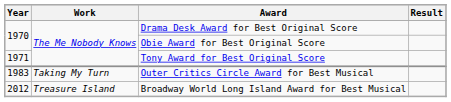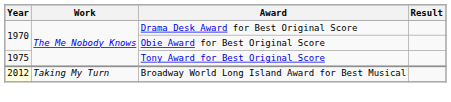(18, 58) 1971 -> (18, 58) 1975
- row: (257, 73)
(18, 88) no background -> (18, 73) lightyellow background
(74, 88) Treasure Island -> (71, 73) Taking My Turn
